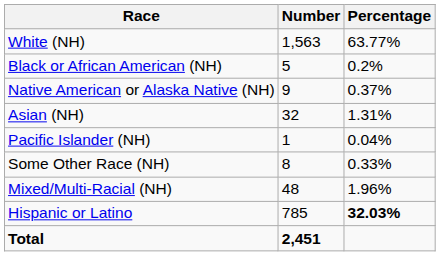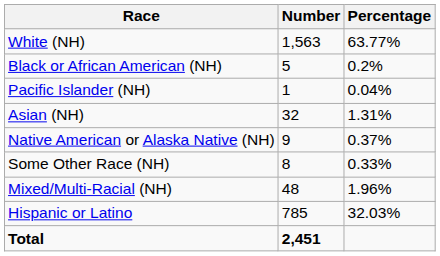rows swapped: (141, 90) <-> (79, 139)
(374, 213) bold -> (374, 213) normal
